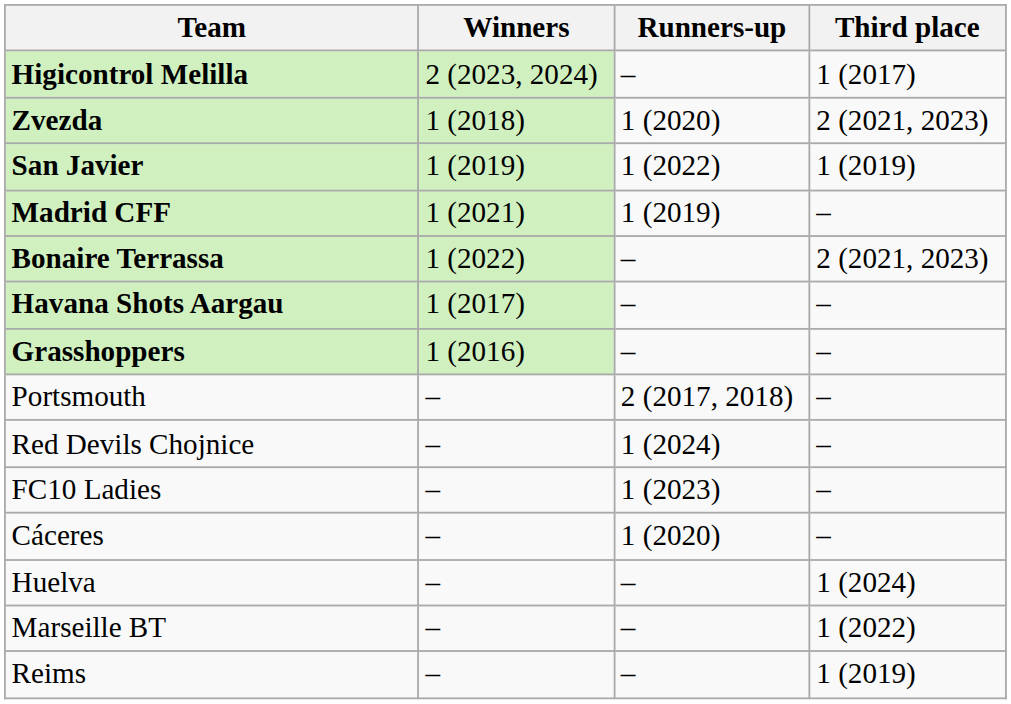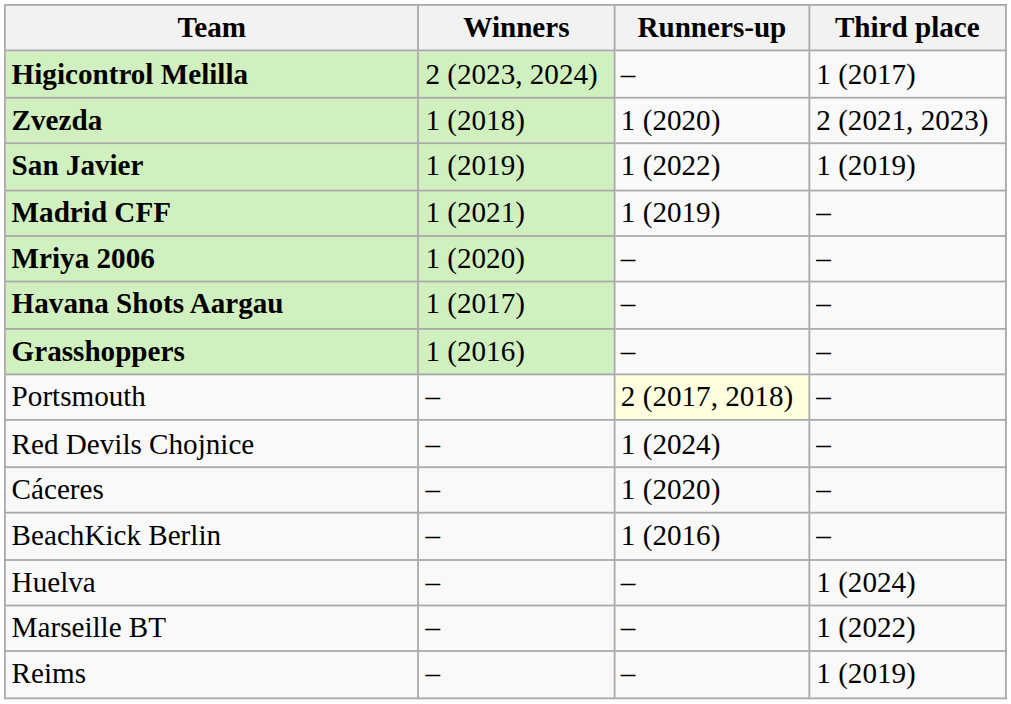- row: (118, 258)
+ row: (83, 258)
(707, 397) no background -> (707, 397) lightyellow background
- row: (86, 489)
+ row: (116, 535)
